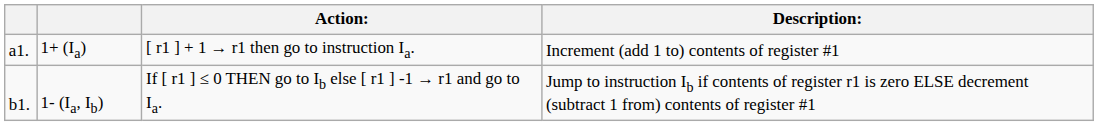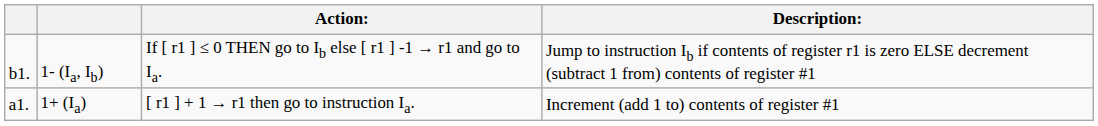rows swapped: (63, 50) <-> (72, 104)
